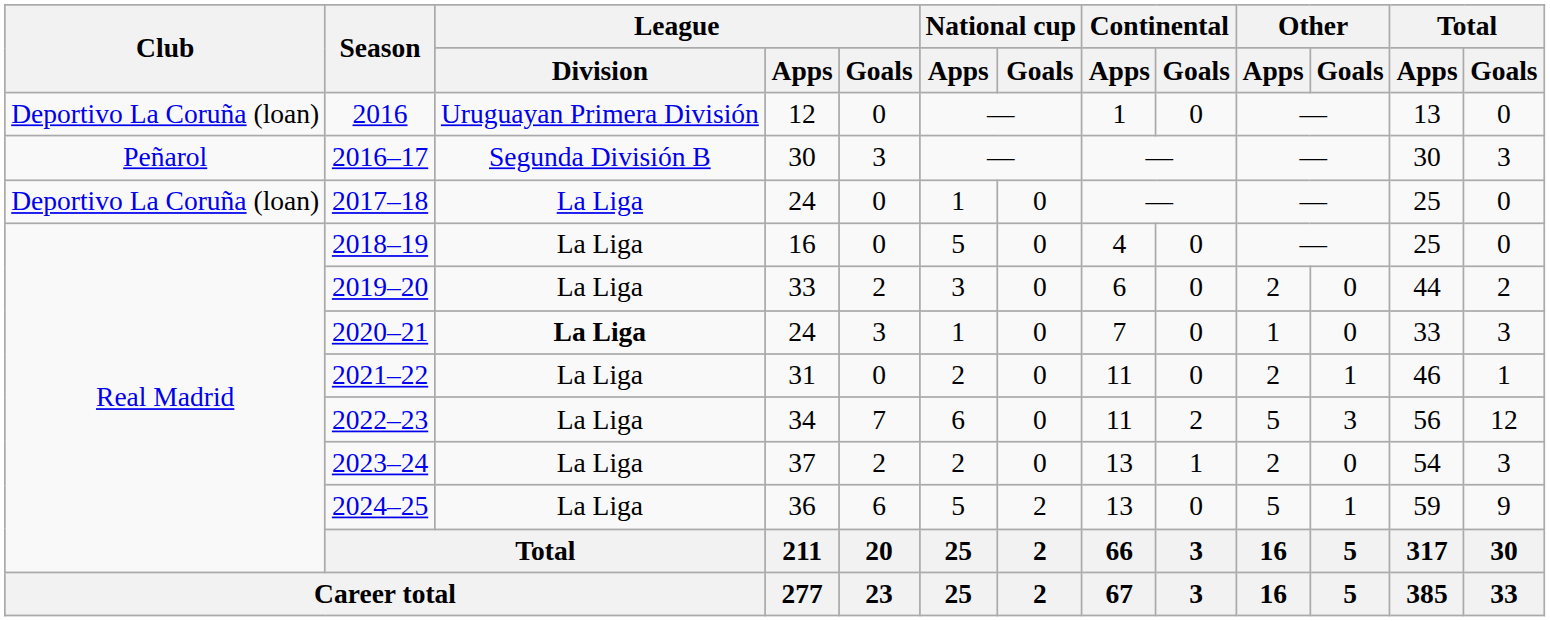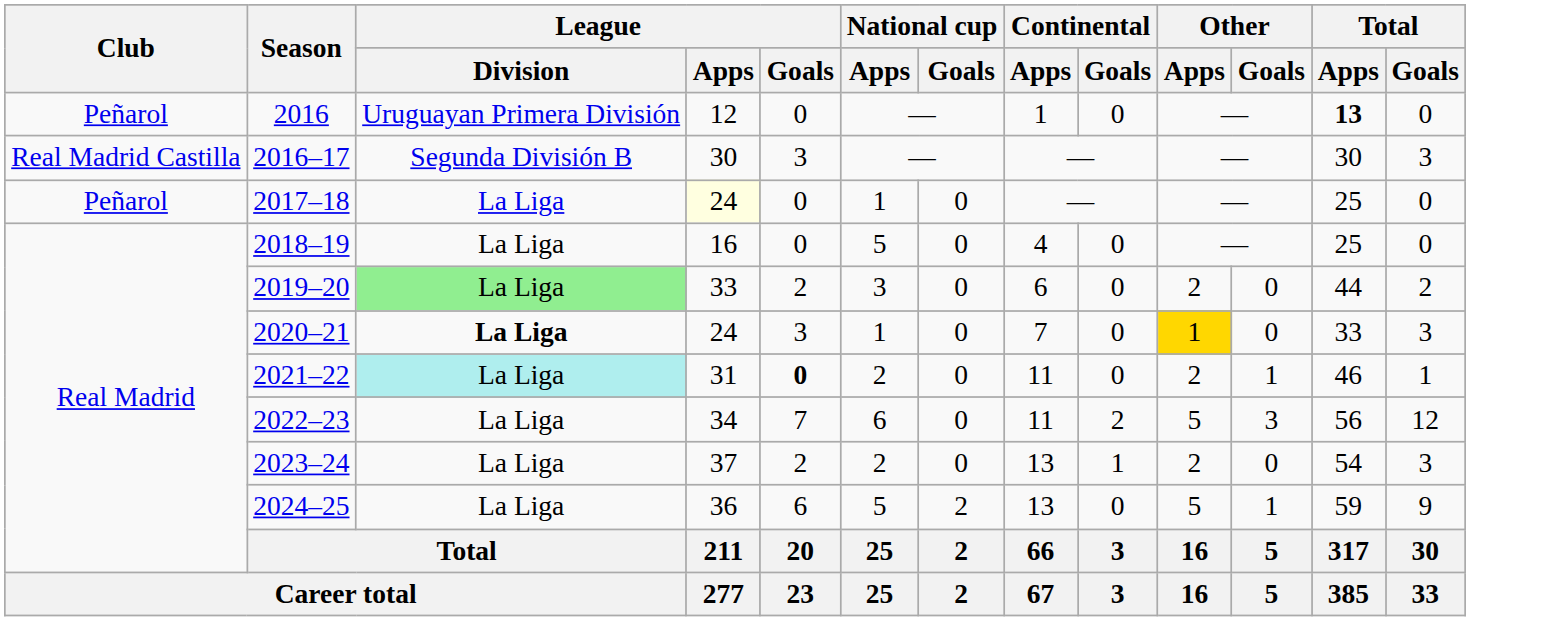(165, 113) Deportivo La Coruña (loan) -> (126, 113) Peñarol
(1427, 113) normal -> (1348, 113) bold
(165, 157) Peñarol -> (126, 157) Real Madrid Castilla
(165, 200) Deportivo La Coruña (loan) -> (126, 200) Peñarol
(802, 200) no background -> (723, 200) lightyellow background
(600, 288) no background -> (521, 288) lightgreen background
(1273, 331) no background -> (1194, 331) gold background
(600, 375) no background -> (521, 375) paleturquoise background
(879, 375) normal -> (800, 375) bold
